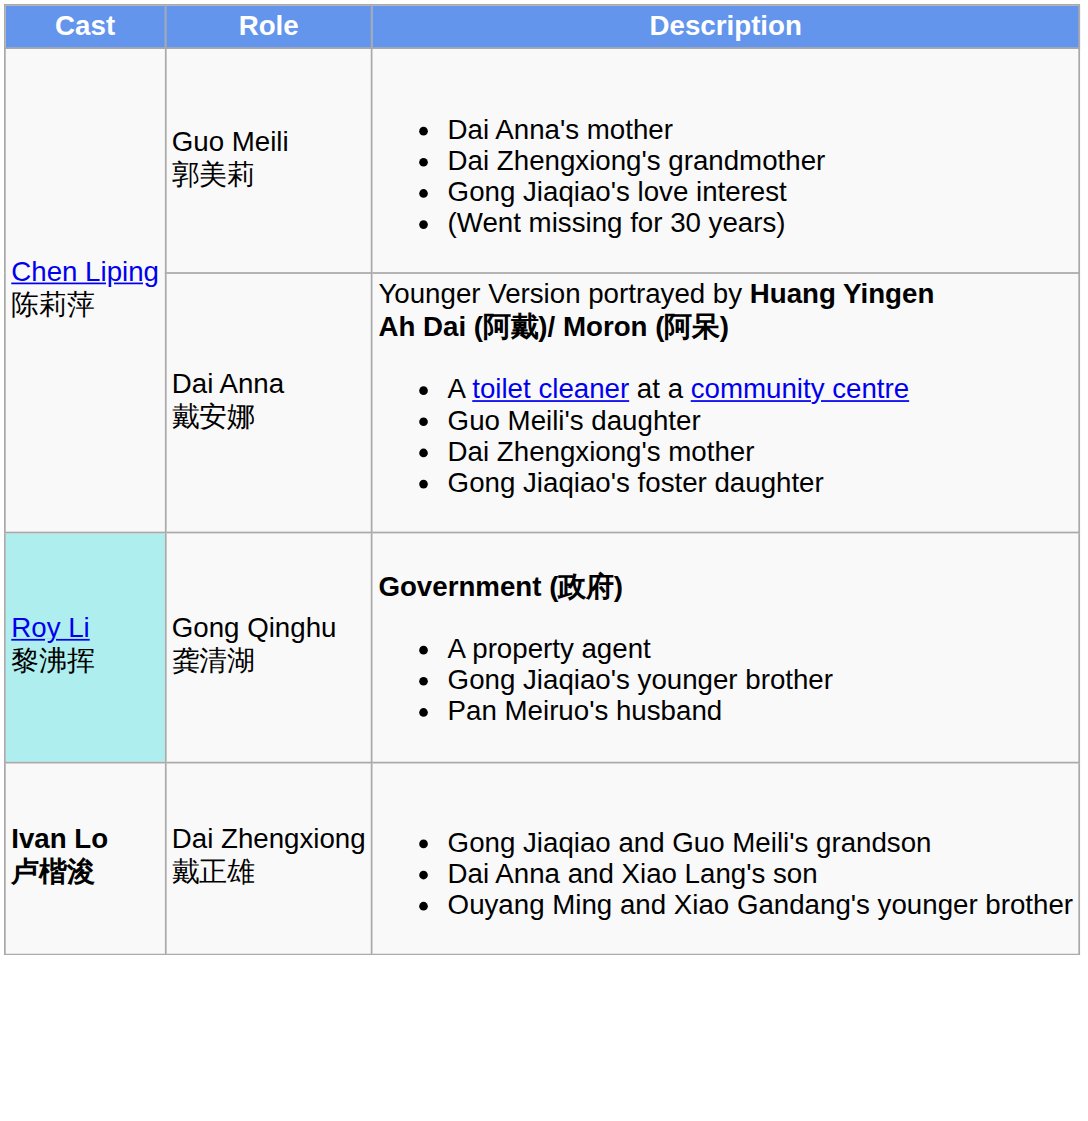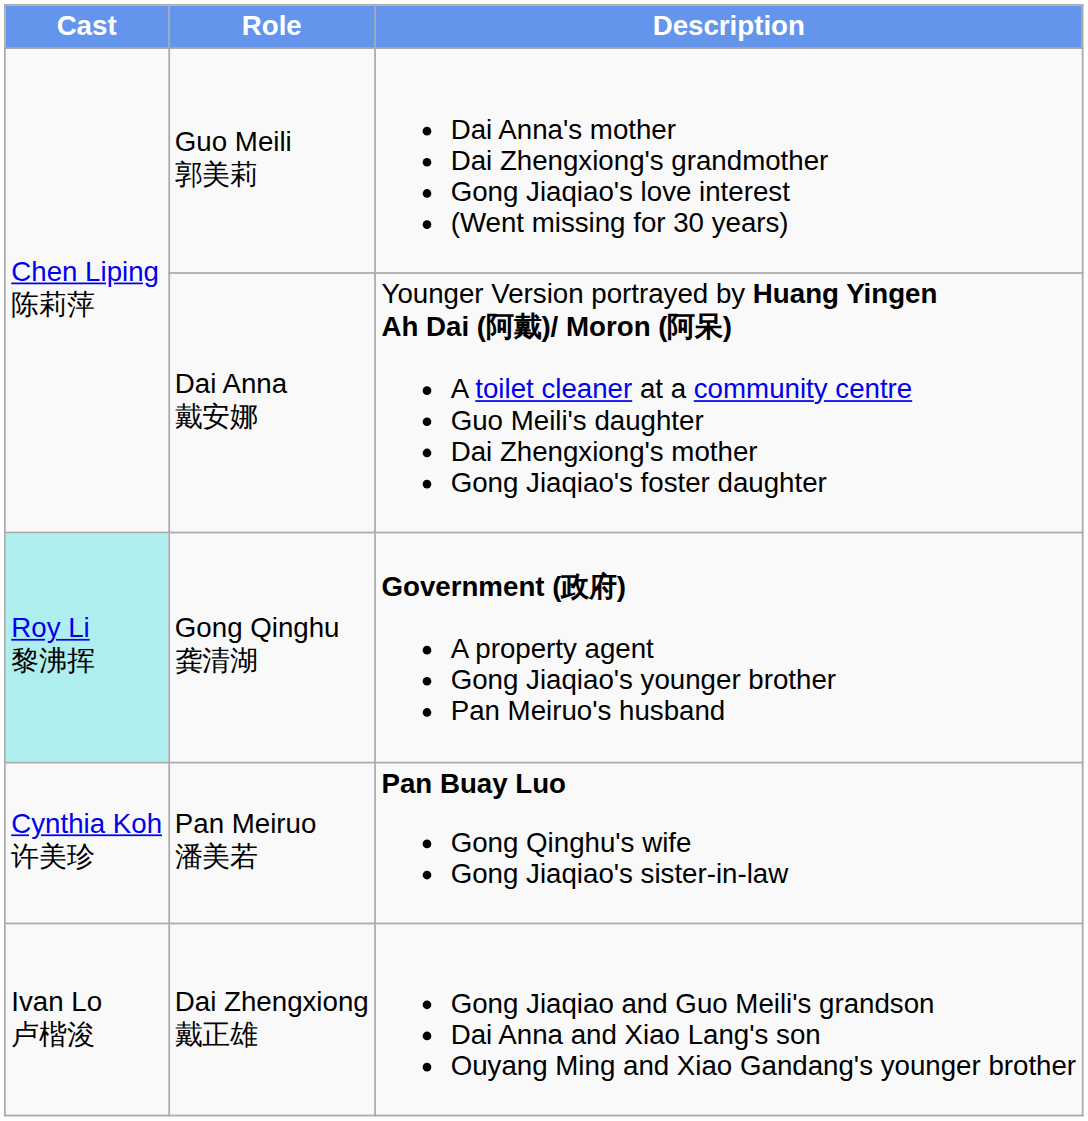+ row: (246, 840)
(60, 855) bold -> (57, 1017) normal
